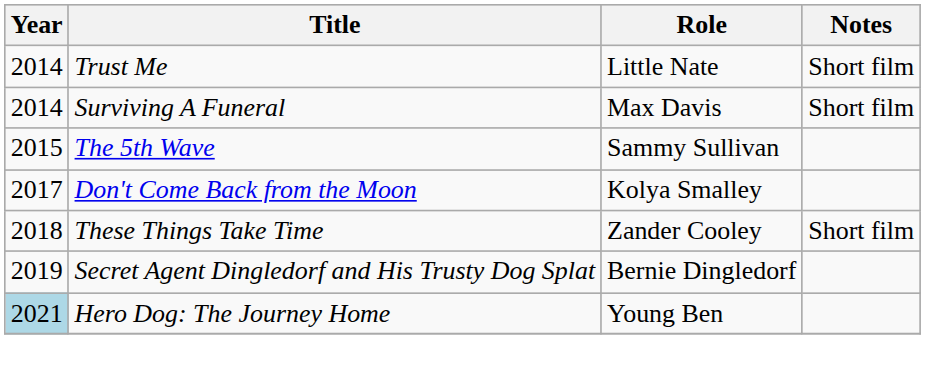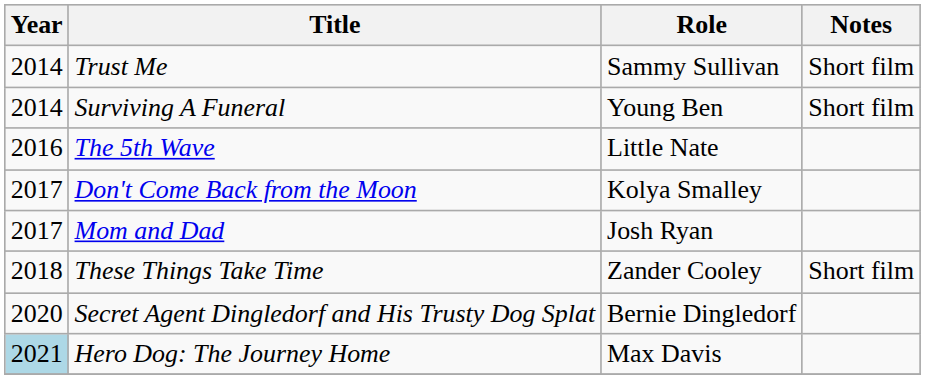(663, 66) Little Nate -> (693, 66) Sammy Sullivan
(664, 107) Max Davis -> (665, 107) Young Ben
(37, 148) 2015 -> (37, 148) 2016
(693, 148) Sammy Sullivan -> (663, 148) Little Nate
+ row: (149, 230)
(37, 271) 2019 -> (37, 312) 2020
(665, 312) Young Ben -> (664, 353) Max Davis
